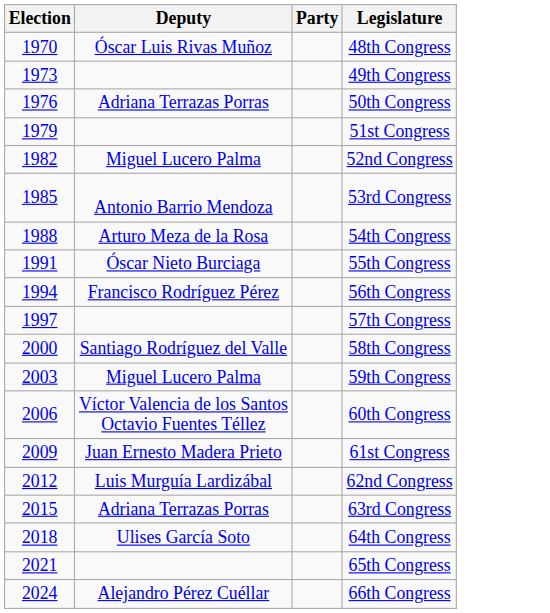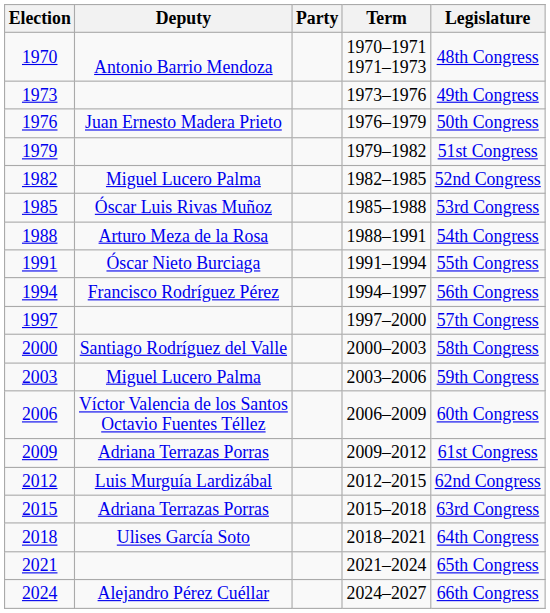+ column: (387, 18)
(183, 46) Óscar Luis Rivas Muñoz -> (183, 66) Antonio Barrio Mendoza
(183, 103) Adriana Terrazas Porras -> (183, 123) Juan Ernesto Madera Prieto
(183, 207) Antonio Barrio Mendoza -> (183, 207) Óscar Luis Rivas Muñoz
(183, 452) Juan Ernesto Madera Prieto -> (183, 452) Adriana Terrazas Porras
